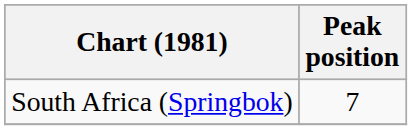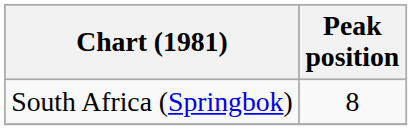(352, 101) 7 -> (352, 101) 8
